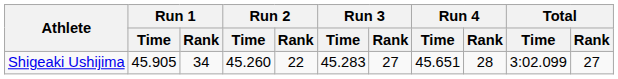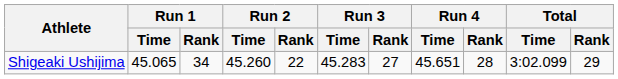(154, 63) 45.905 -> (154, 63) 45.065
(592, 63) 27 -> (592, 63) 29
